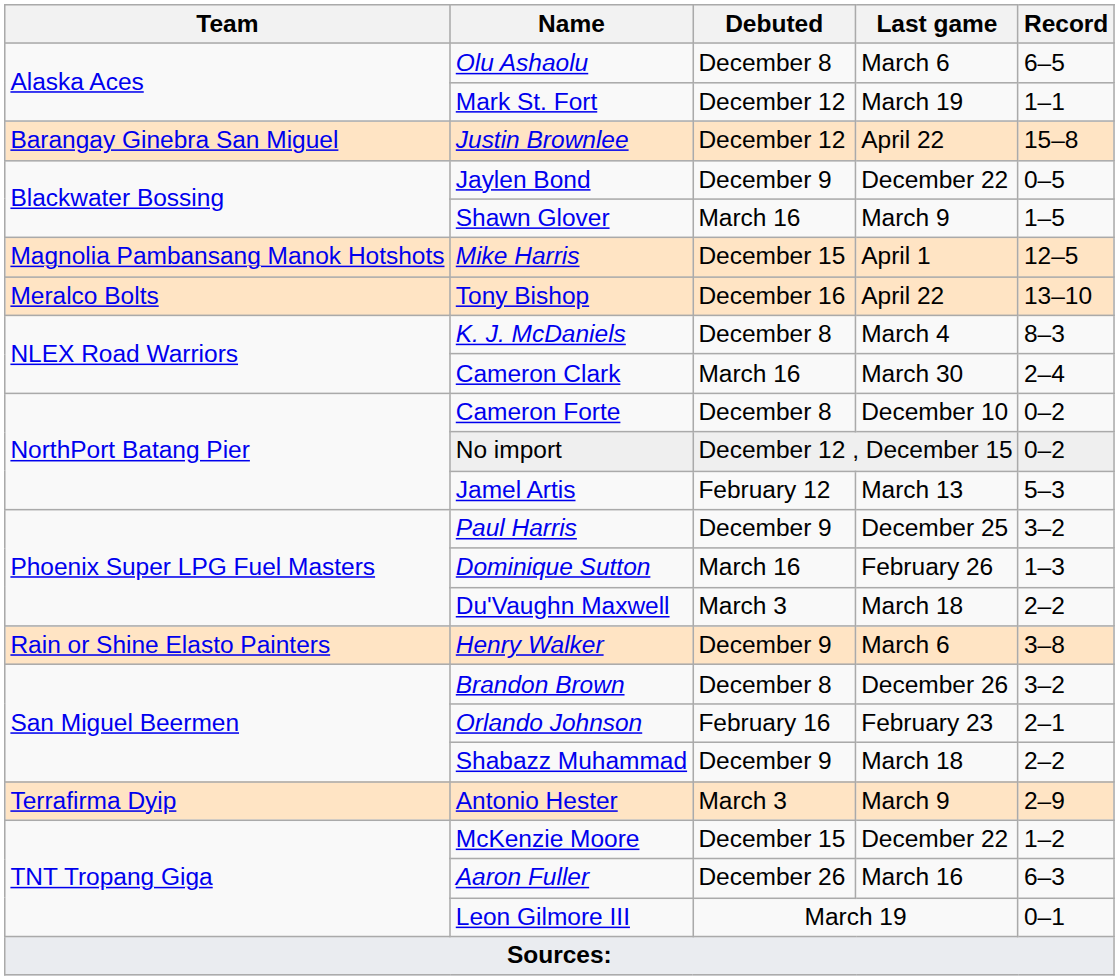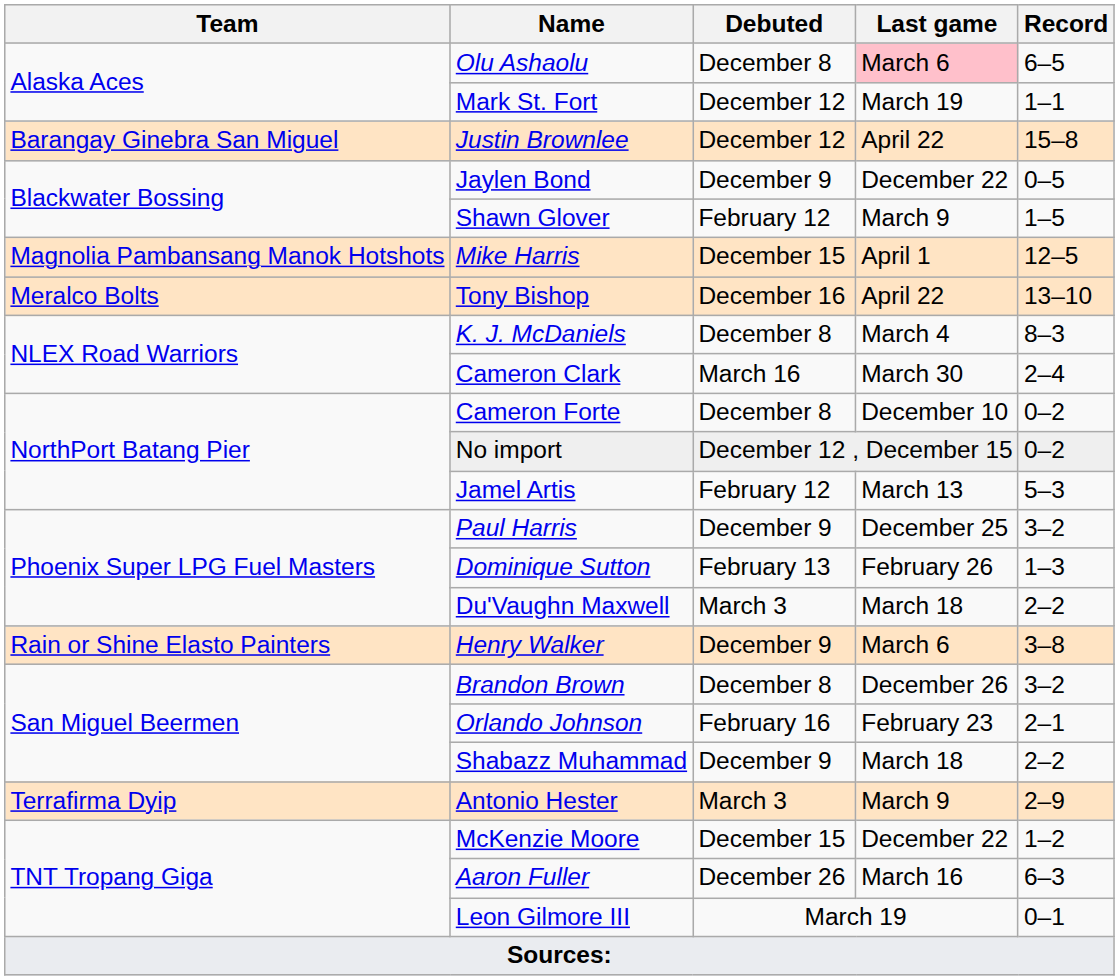(905, 62) no background -> (905, 62) pink background
(749, 218) March 16 -> (764, 218) February 12
(749, 567) March 16 -> (764, 567) February 13
